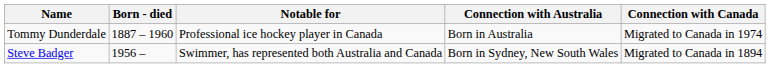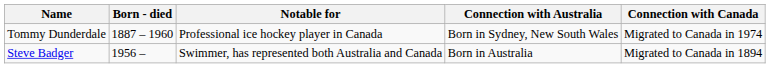(490, 33) Born in Australia -> (533, 33) Born in Sydney, New South Wales
(533, 53) Born in Sydney, New South Wales -> (490, 53) Born in Australia
